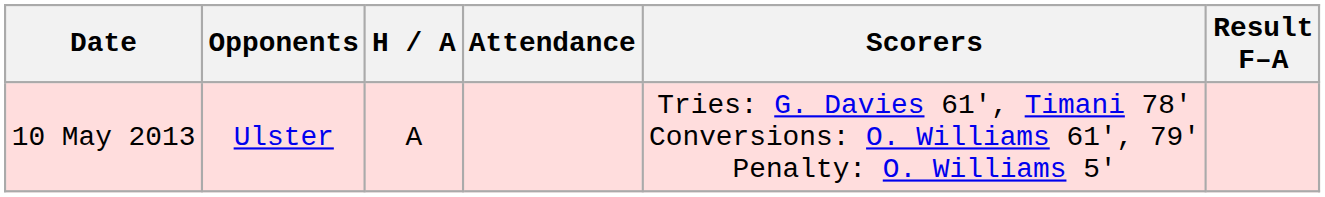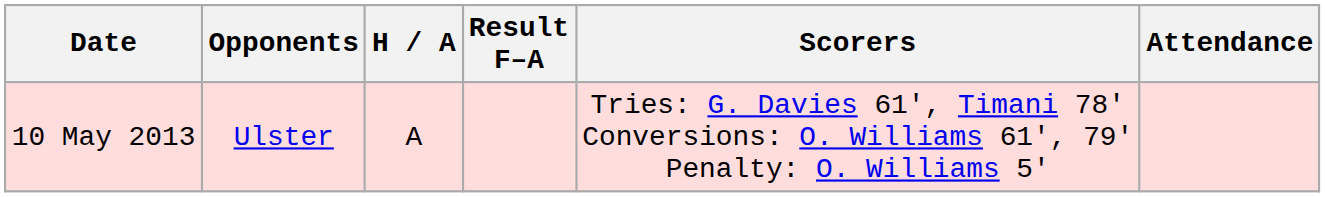columns swapped: (1263, 44) <-> (552, 44)
